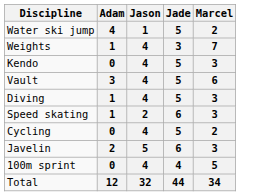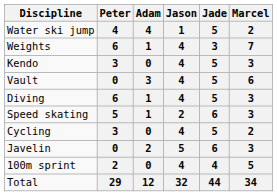+ column: (115, 13)
